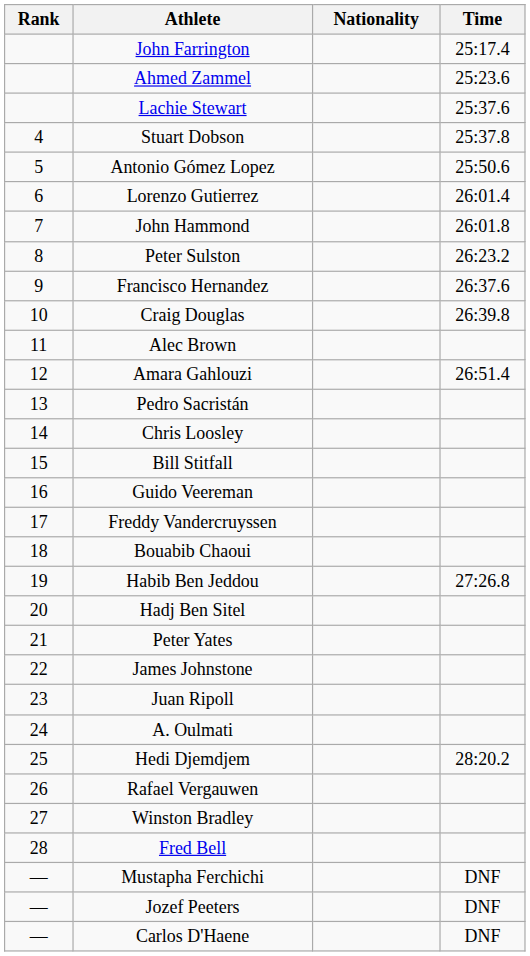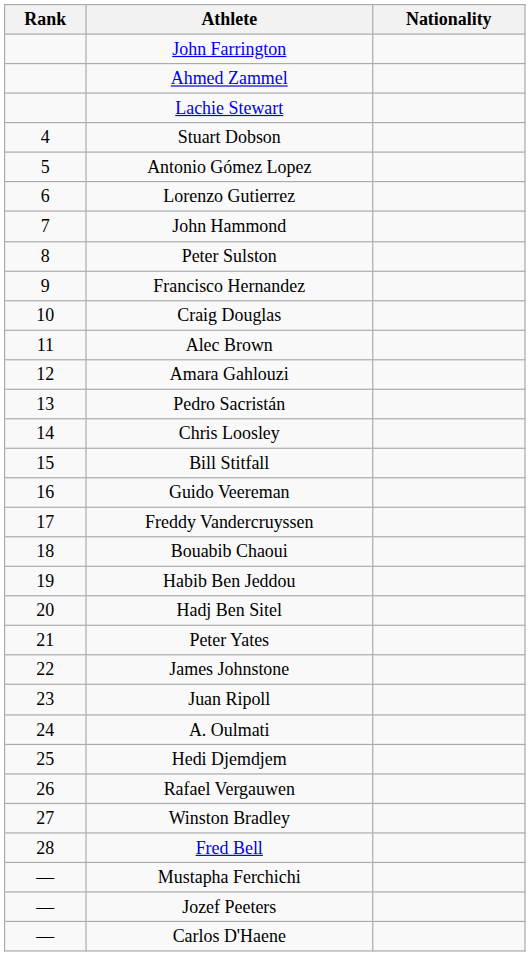- column: (482, 19)
